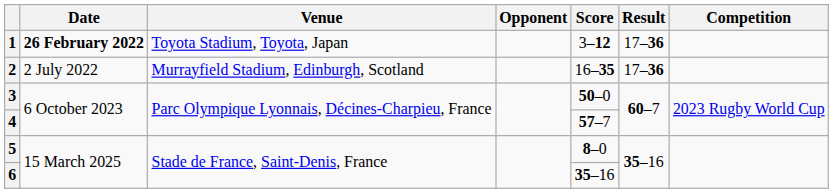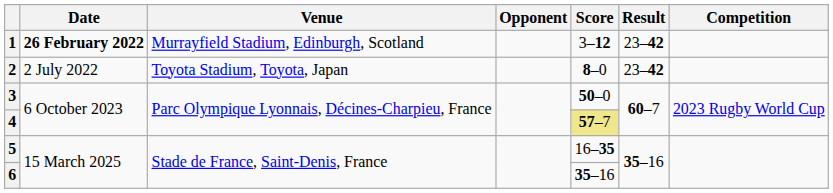(250, 43) Toyota Stadium, Toyota, Japan -> (288, 43) Murrayfield Stadium, Edinburgh, Scotland
(644, 43) 17–36 -> (644, 43) 23–42
(288, 69) Murrayfield Stadium, Edinburgh, Scotland -> (250, 69) Toyota Stadium, Toyota, Japan
(595, 69) 16–35 -> (595, 69) 8–0
(644, 69) 17–36 -> (644, 69) 23–42
(595, 122) no background -> (595, 122) khaki background
(595, 148) 8–0 -> (595, 148) 16–35
